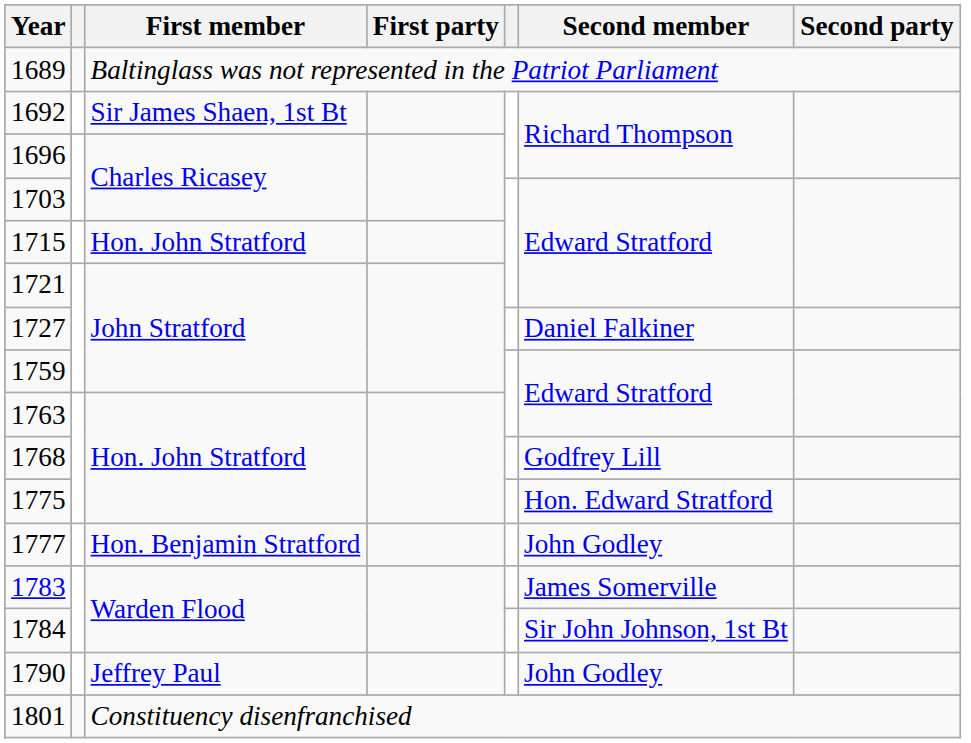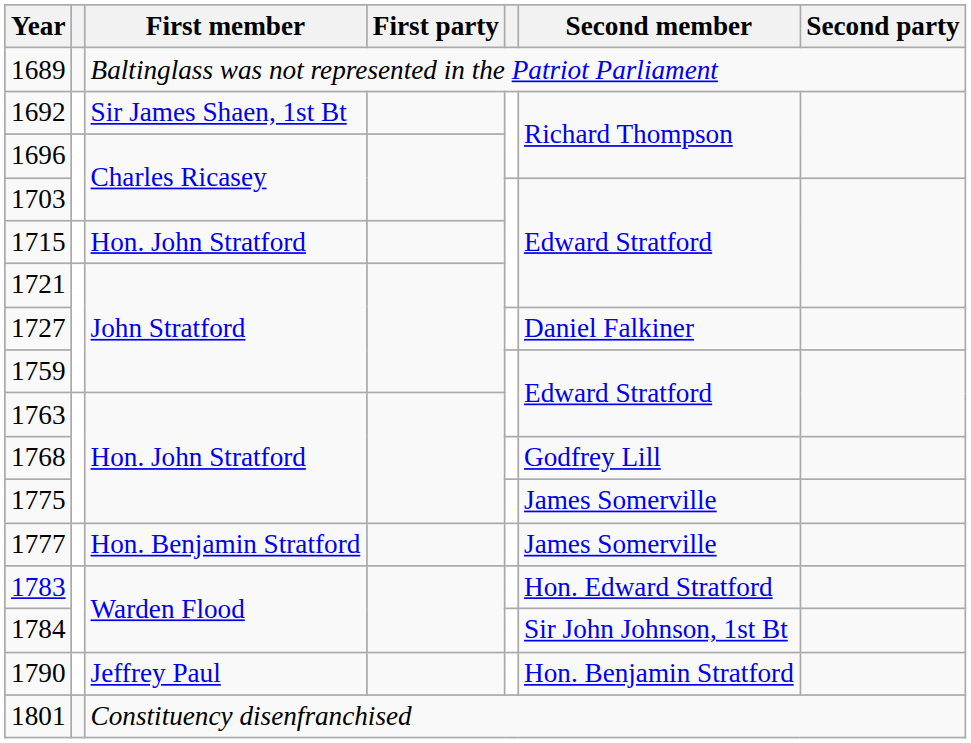(648, 500) Hon. Edward Stratford -> (620, 500) James Somerville
(593, 543) John Godley -> (620, 543) James Somerville
(620, 586) James Somerville -> (648, 586) Hon. Edward Stratford
(593, 673) John Godley -> (659, 673) Hon. Benjamin Stratford
